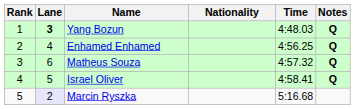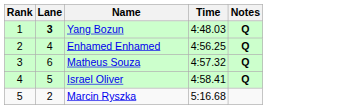- column: (232, 12)
(50, 96) lavender background -> (50, 96) no background
